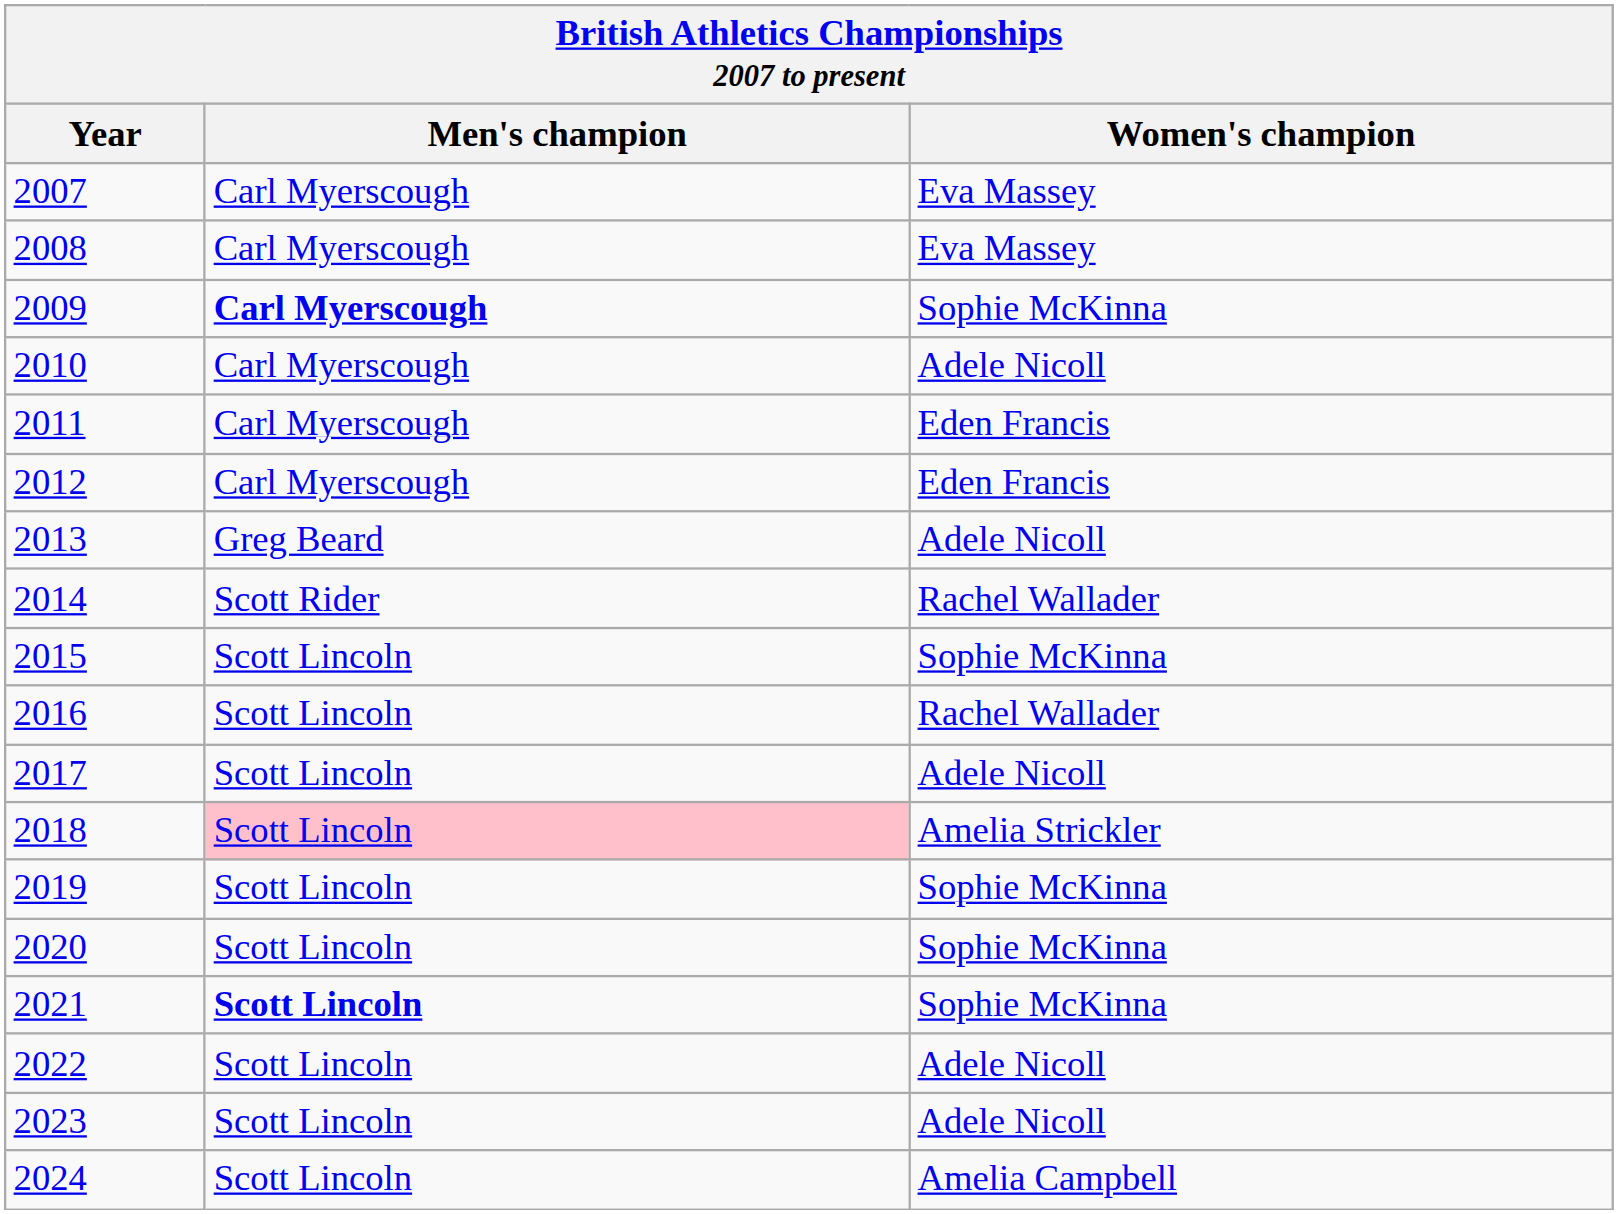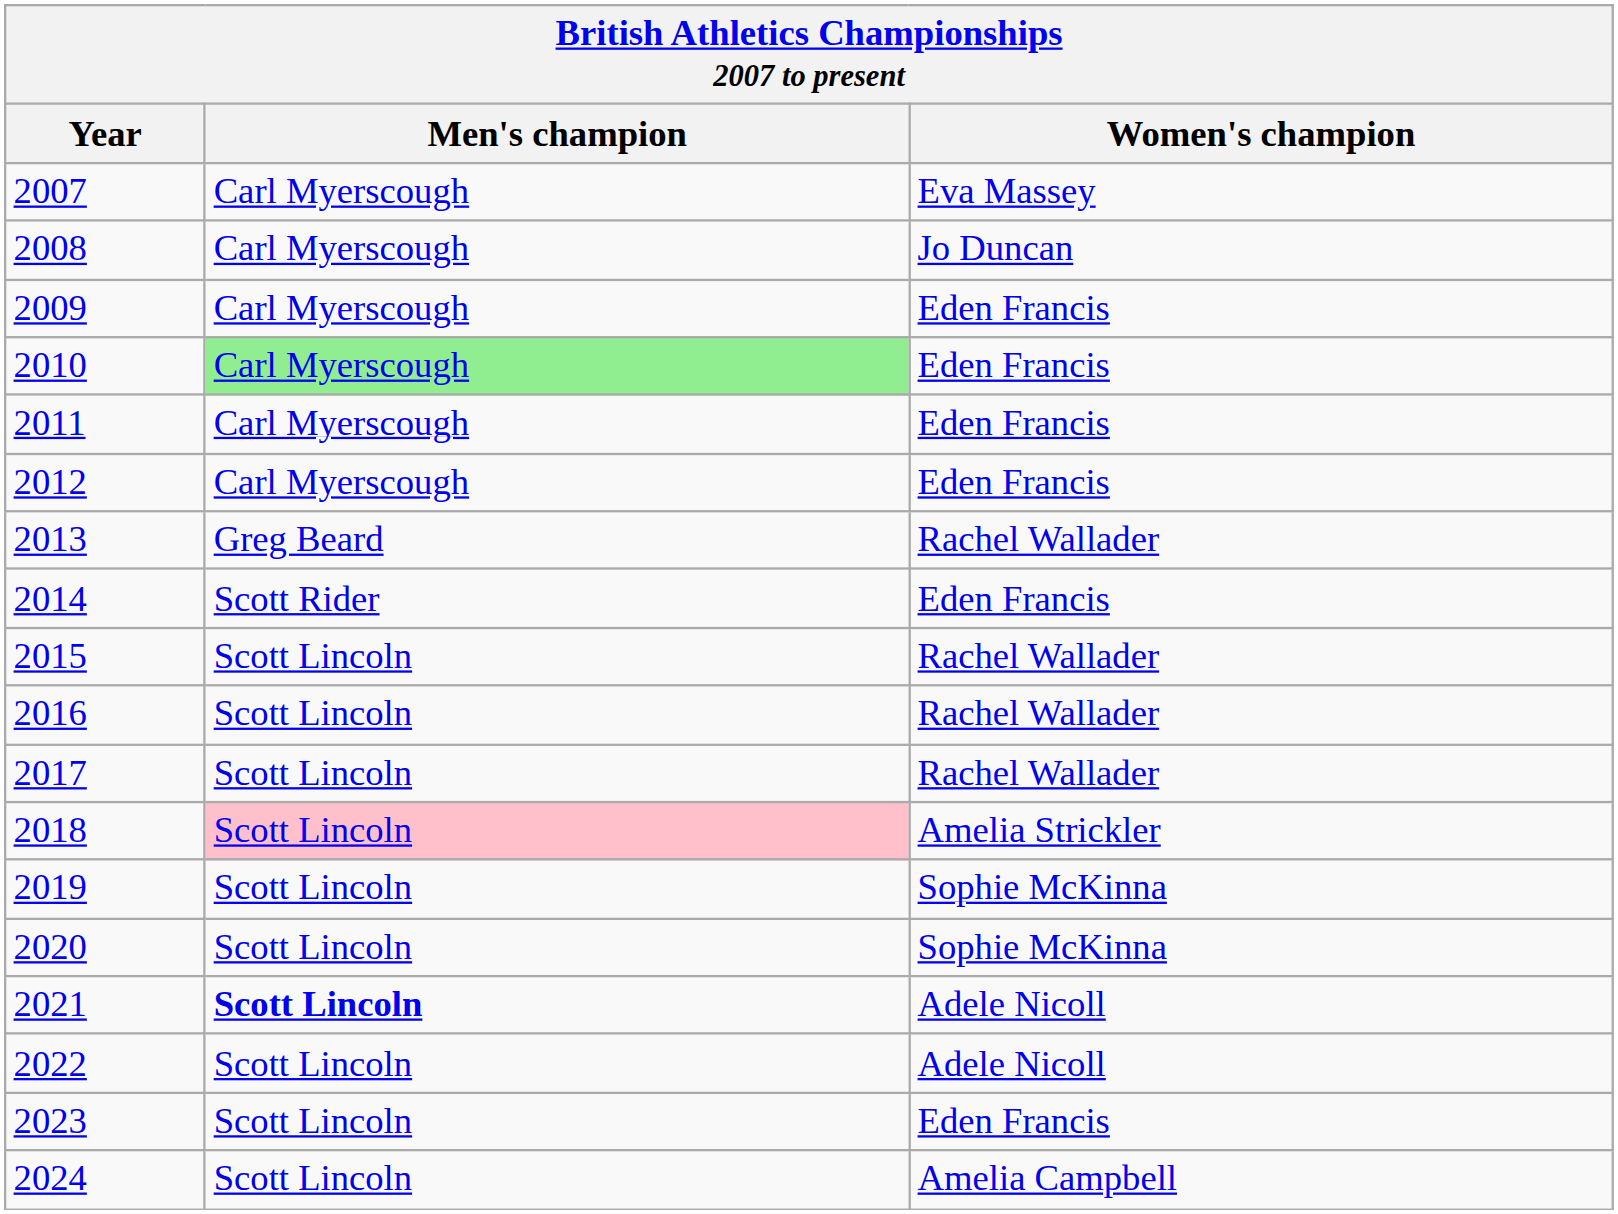(1007, 249) Eva Massey -> (995, 249) Jo Duncan
(351, 307) bold -> (341, 307) normal
(1042, 307) Sophie McKinna -> (1014, 307) Eden Francis
(341, 365) no background -> (341, 365) lightgreen background
(1012, 365) Adele Nicoll -> (1014, 365) Eden Francis
(1012, 539) Adele Nicoll -> (1038, 539) Rachel Wallader
(1038, 597) Rachel Wallader -> (1014, 597) Eden Francis
(1042, 655) Sophie McKinna -> (1038, 655) Rachel Wallader
(1012, 772) Adele Nicoll -> (1038, 772) Rachel Wallader
(1042, 1004) Sophie McKinna -> (1012, 1004) Adele Nicoll
(1012, 1120) Adele Nicoll -> (1014, 1120) Eden Francis
